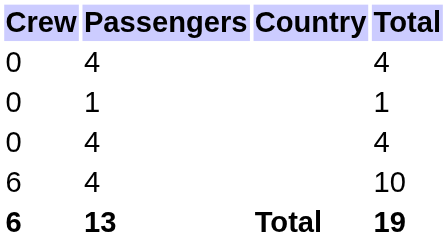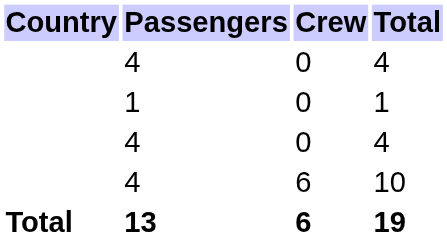columns swapped: (311, 22) <-> (41, 22)
